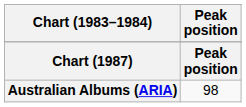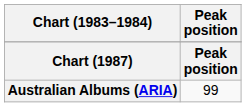(211, 91) 98 -> (211, 91) 99
